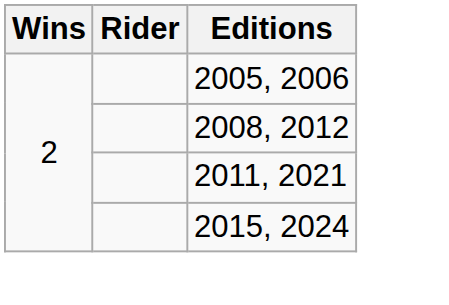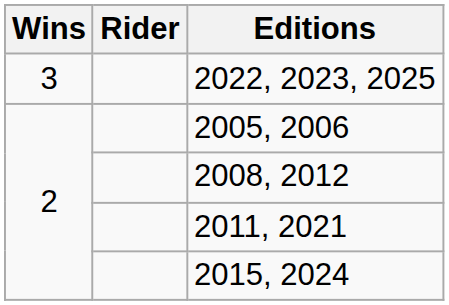+ row: (315, 78)
